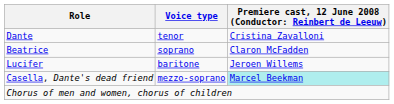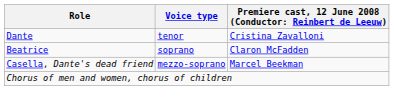- row: (25, 64)
(266, 78) paleturquoise background -> (266, 64) no background
